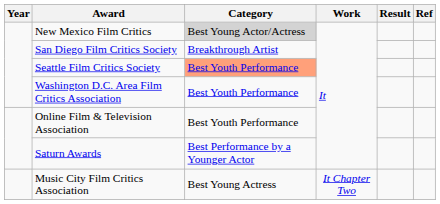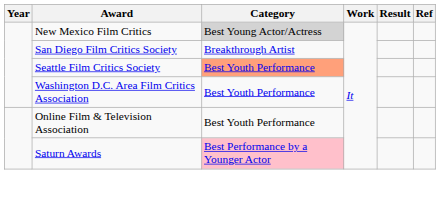(239, 153) no background -> (256, 153) pink background
- row: (89, 184)
